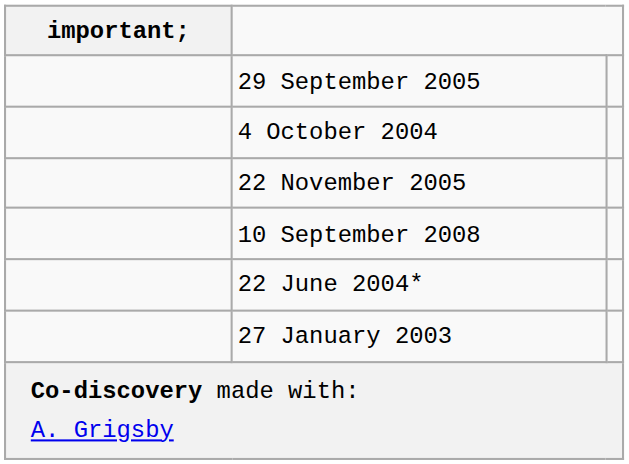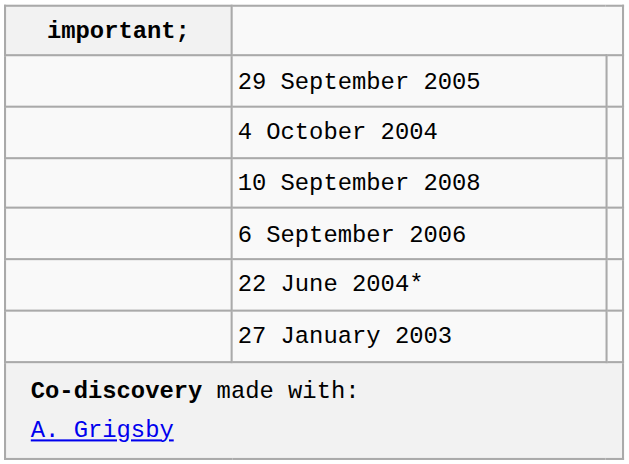- row: (352, 183)
+ row: (352, 234)
